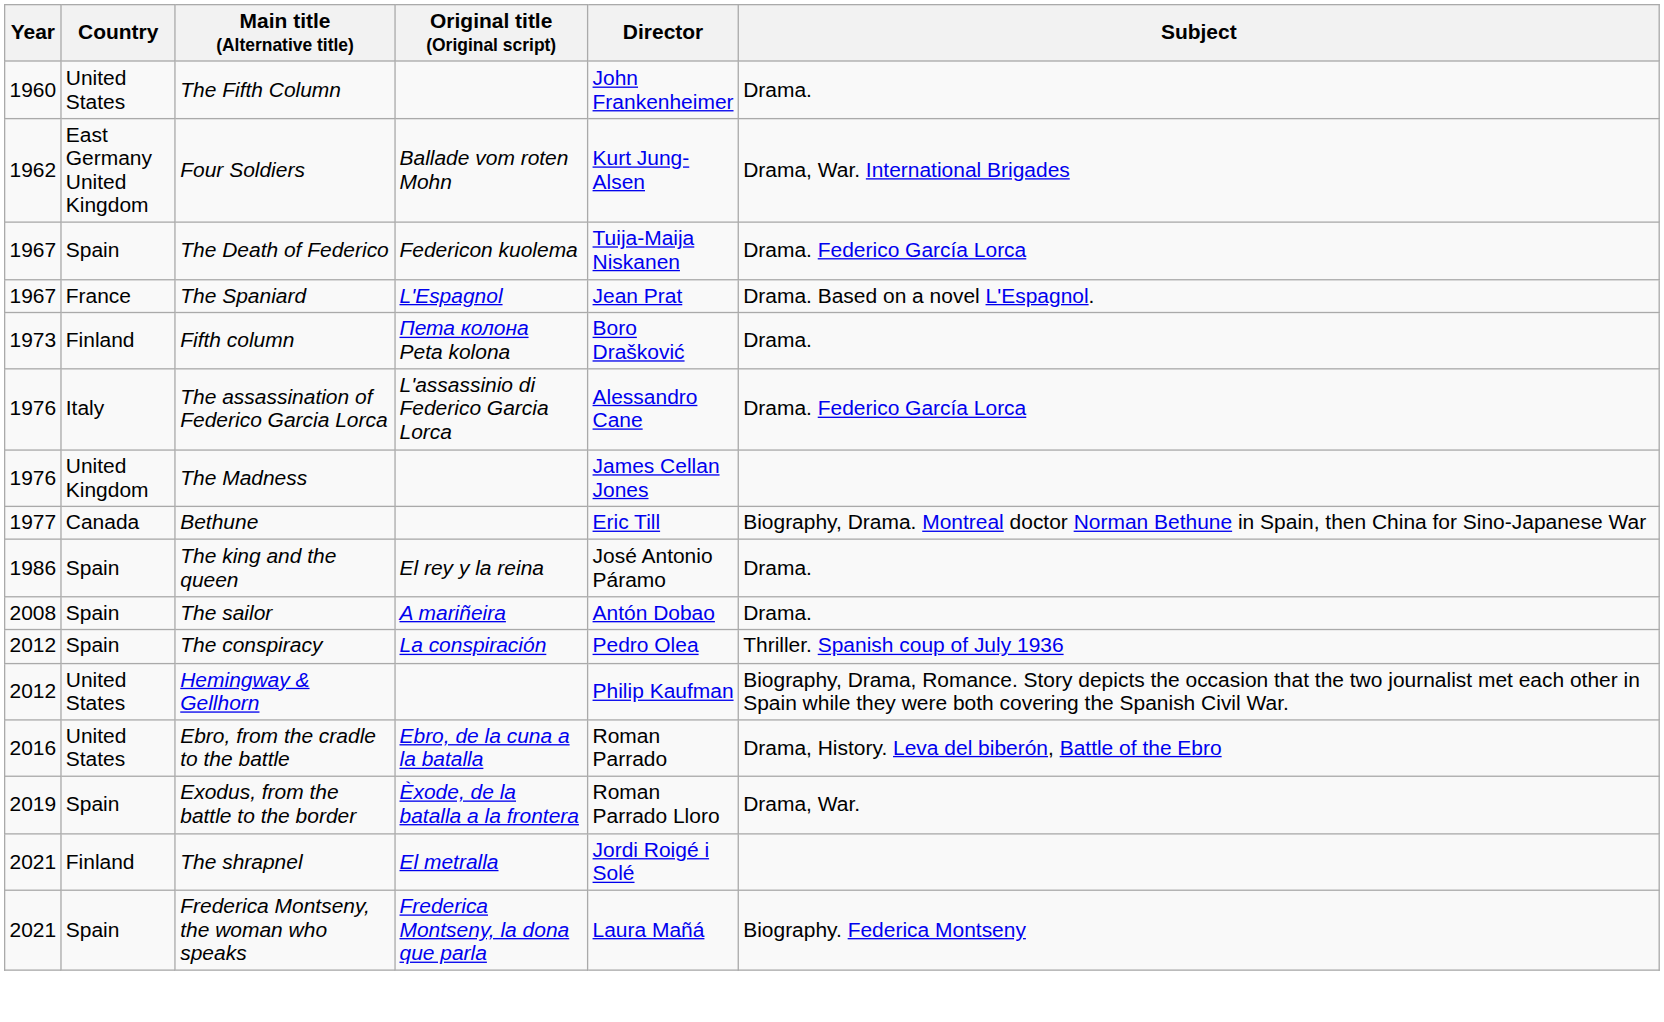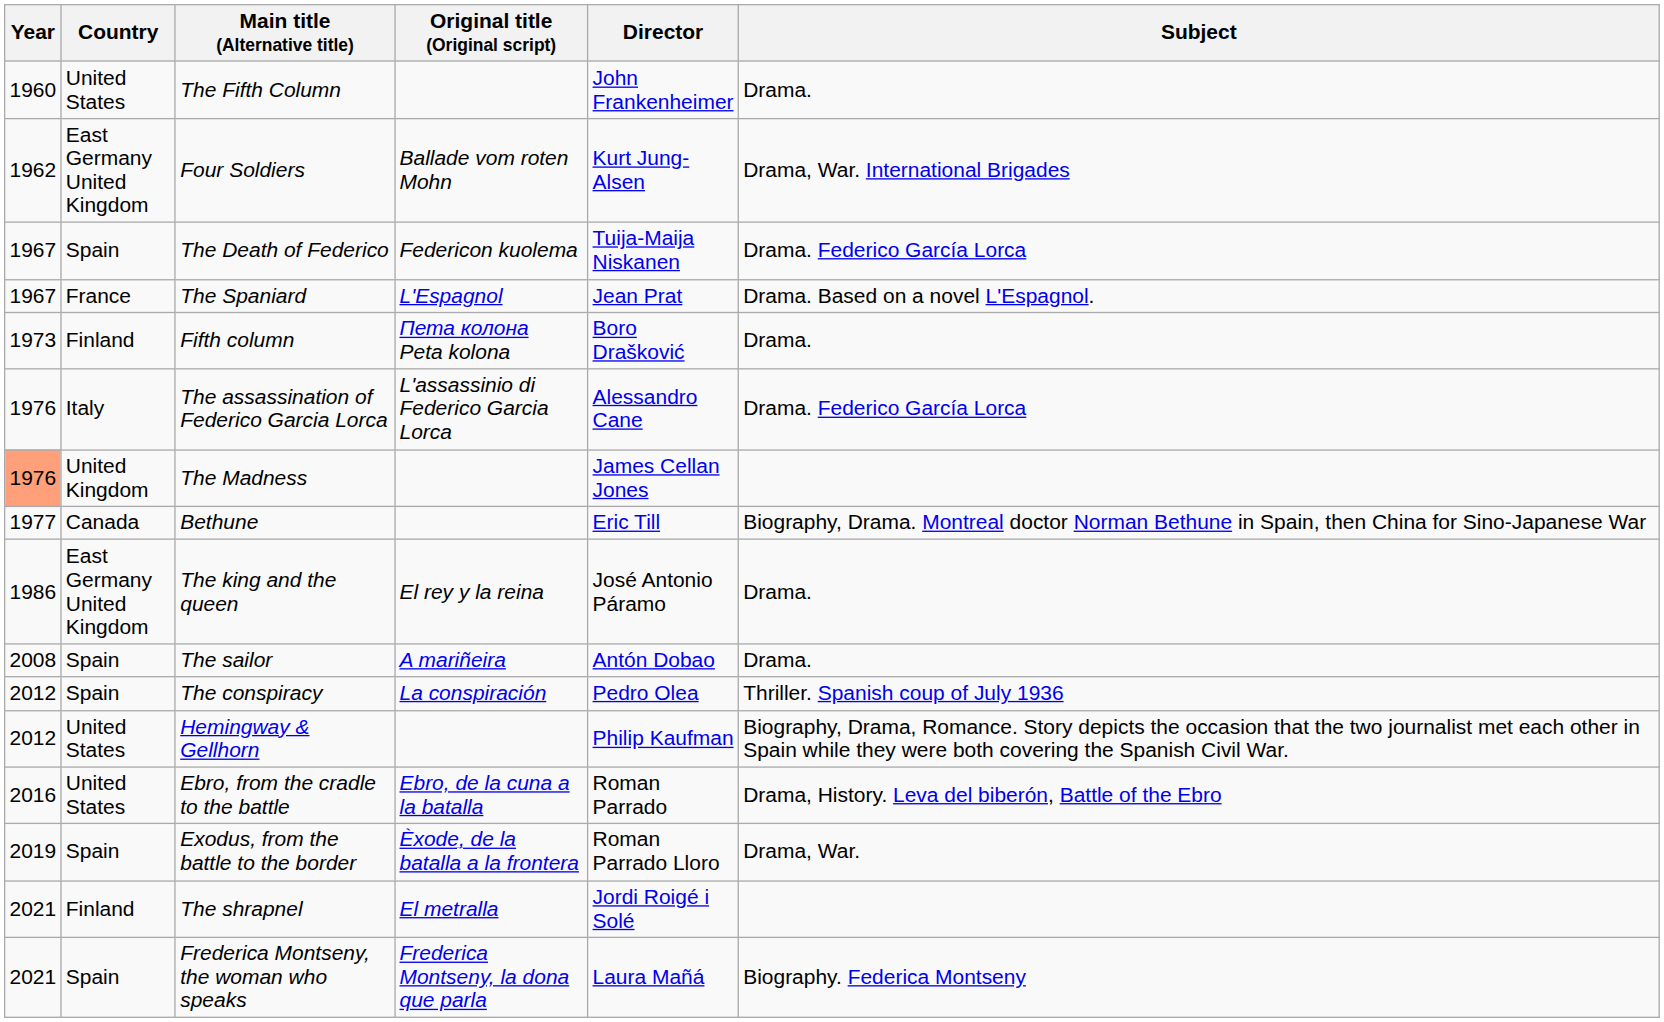(33, 477) no background -> (33, 477) lightsalmon background
(93, 567) Spain -> (109, 591) East Germany United Kingdom
